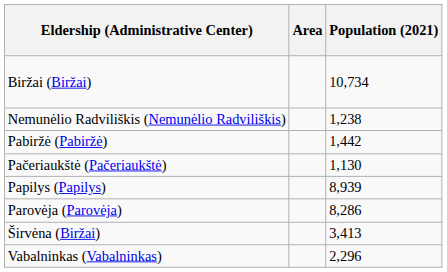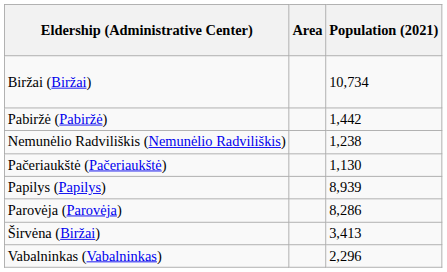rows swapped: (147, 119) <-> (58, 142)
